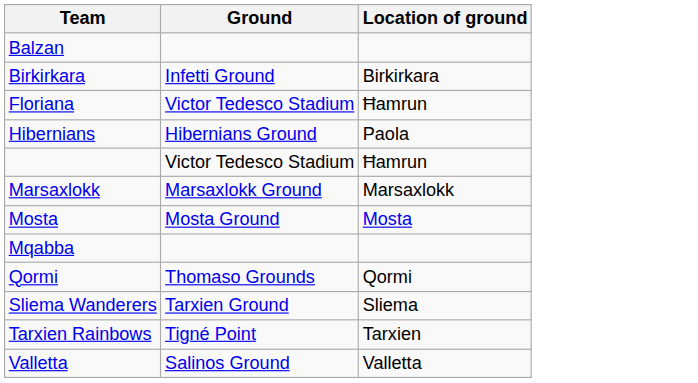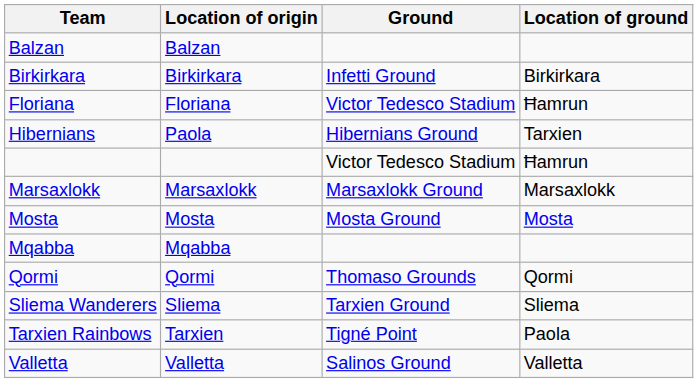+ column: (241, 18)
(386, 133) Paola -> (553, 133) Tarxien
(392, 334) Tarxien -> (547, 334) Paola
